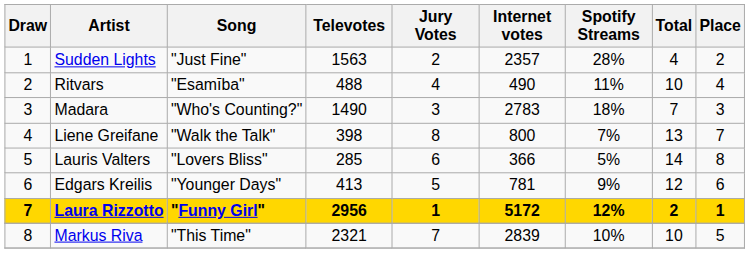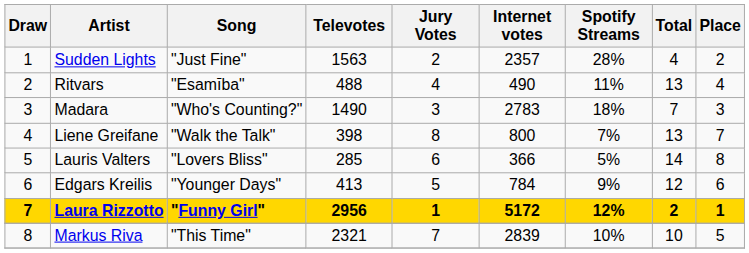(674, 85) 10 -> (674, 85) 13
(522, 185) 781 -> (522, 185) 784
